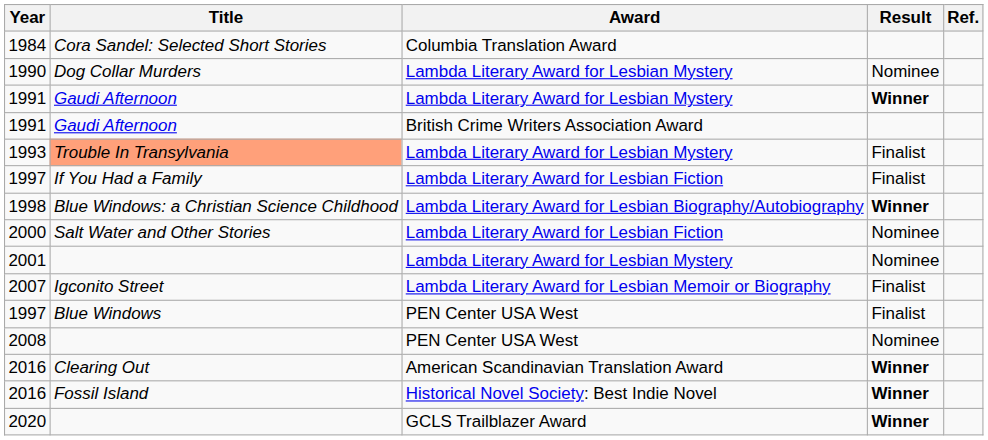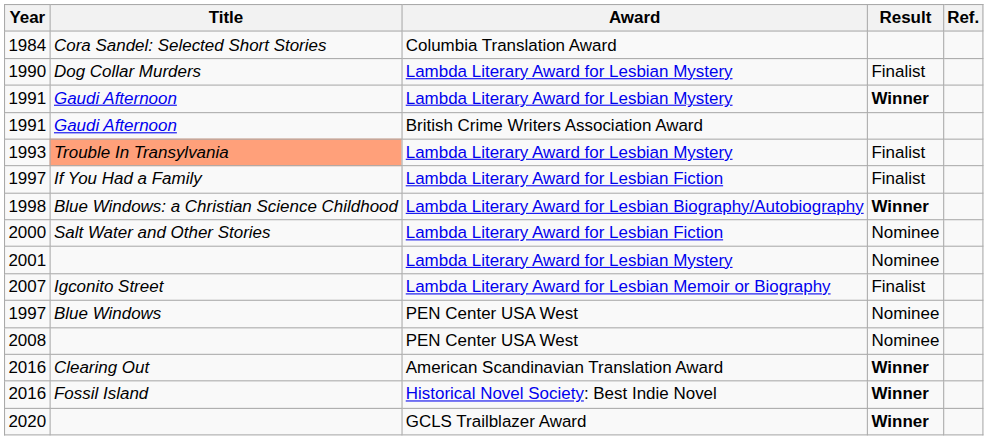(905, 71) Nominee -> (898, 71) Finalist
(898, 313) Finalist -> (905, 313) Nominee
